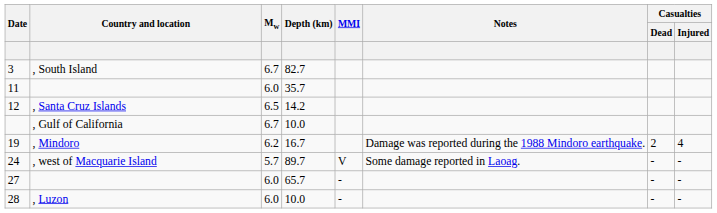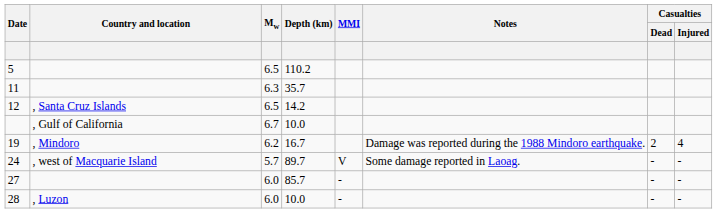- row: (11, 69)
+ row: (11, 69)
(272, 87) 6.0 -> (272, 87) 6.3
(295, 180) 65.7 -> (295, 180) 85.7
